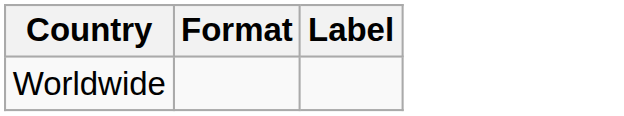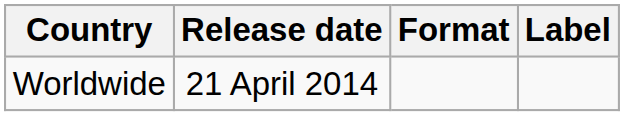+ column: (282, 30)
